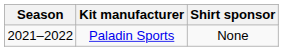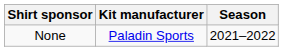columns swapped: (40, 14) <-> (233, 14)
